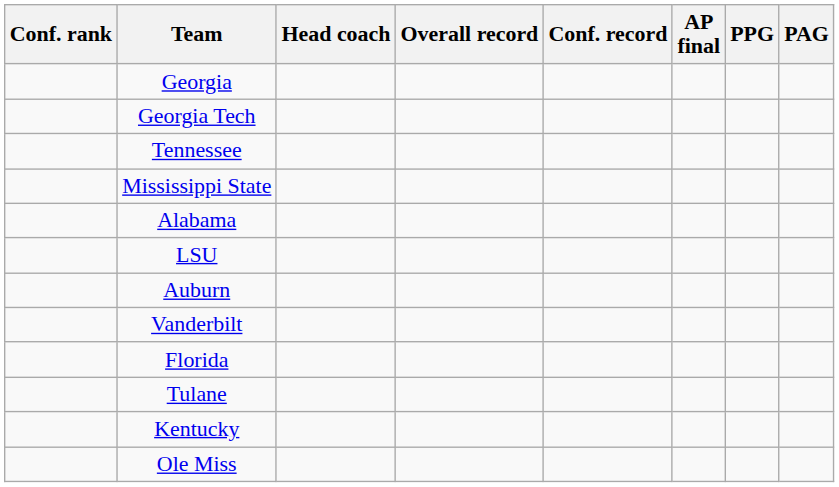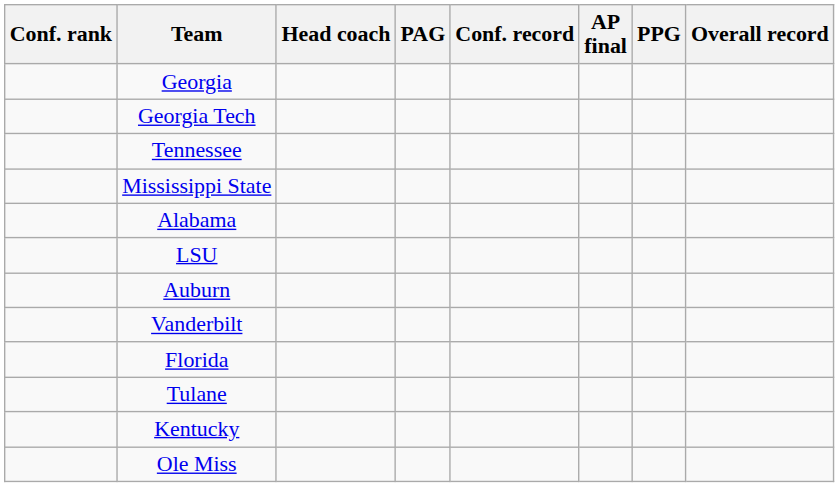columns swapped: (469, 34) <-> (806, 34)
